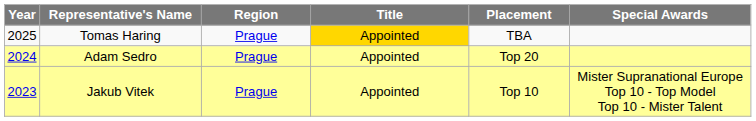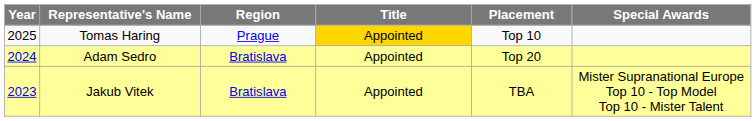(519, 36) TBA -> (521, 36) Top 10
(256, 56) Prague -> (258, 56) Bratislava
(256, 92) Prague -> (258, 92) Bratislava
(519, 92) Top 10 -> (521, 92) TBA
